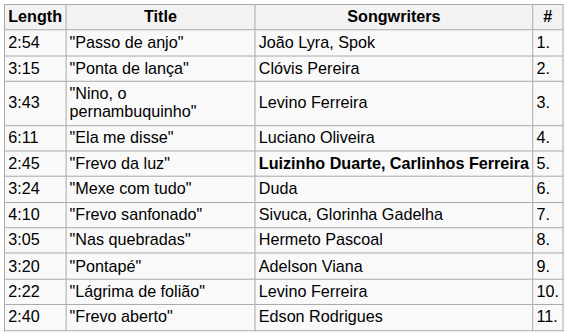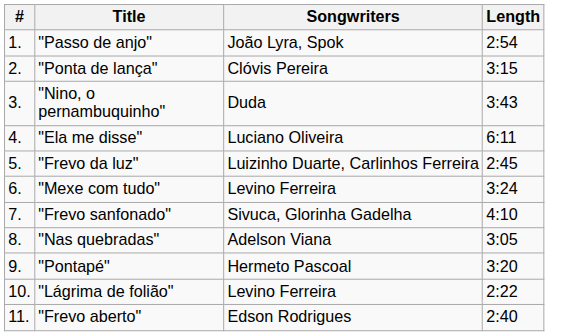columns swapped: (548, 17) <-> (35, 17)
(313, 103) Levino Ferreira -> (247, 103) Duda
(394, 163) bold -> (353, 163) normal
(278, 189) Duda -> (282, 189) Levino Ferreira
(321, 240) Hermeto Pascoal -> (279, 240) Adelson Viana
(311, 266) Adelson Viana -> (289, 266) Hermeto Pascoal
